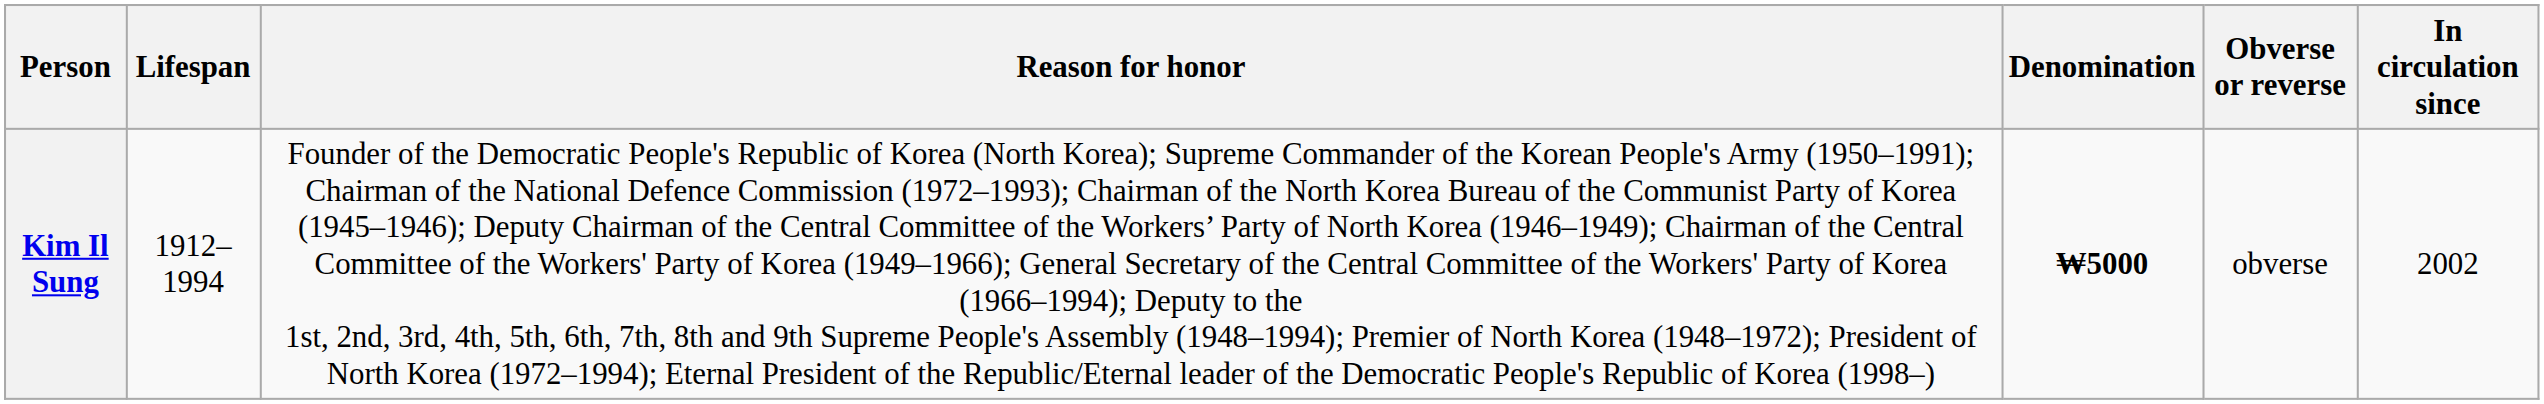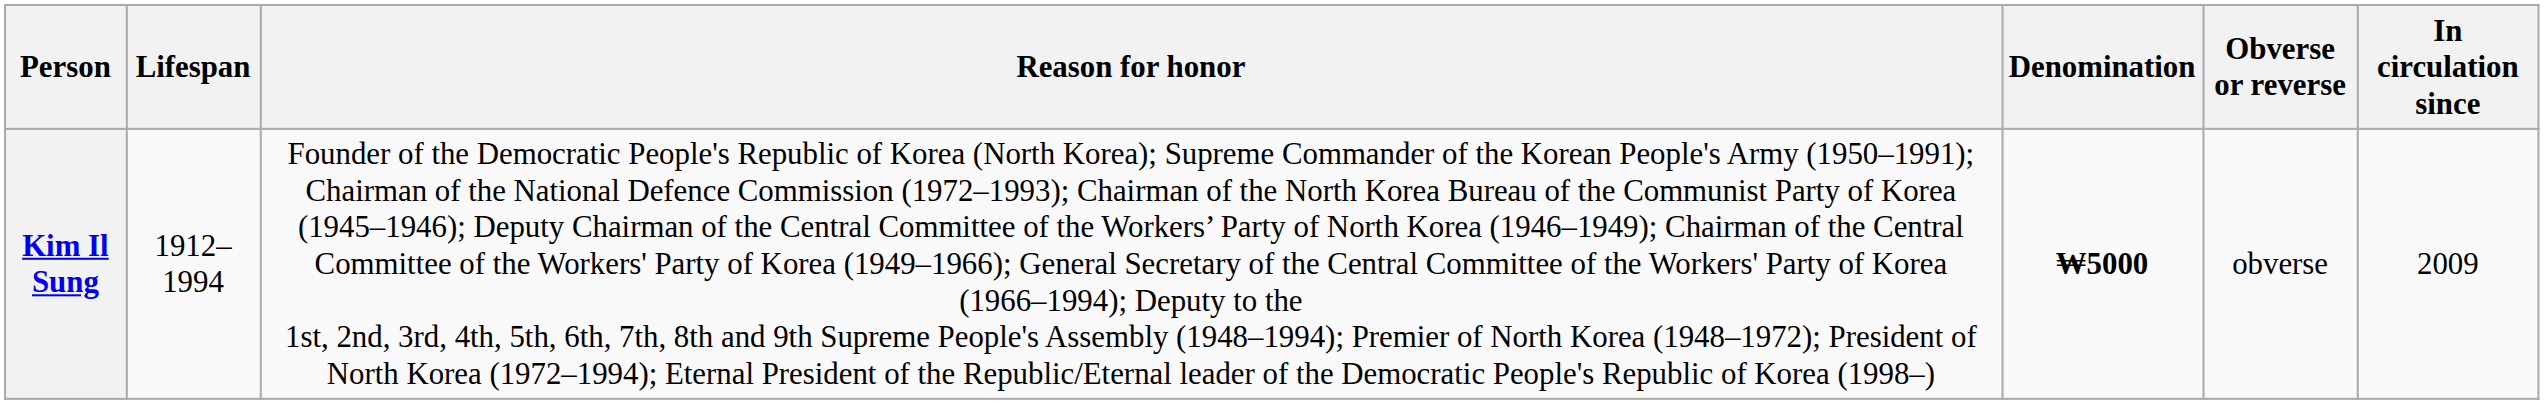(2448, 263) 2002 -> (2448, 263) 2009
